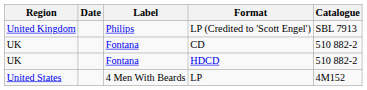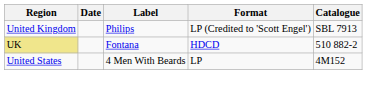- row: (197, 45)
(14, 61) no background -> (14, 45) khaki background
